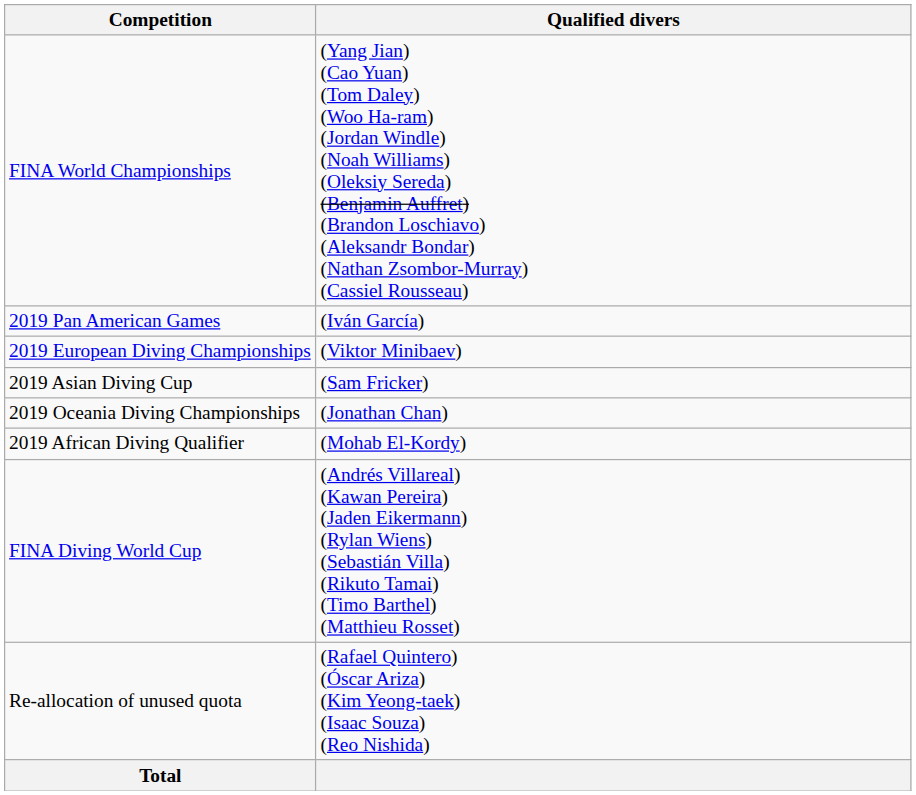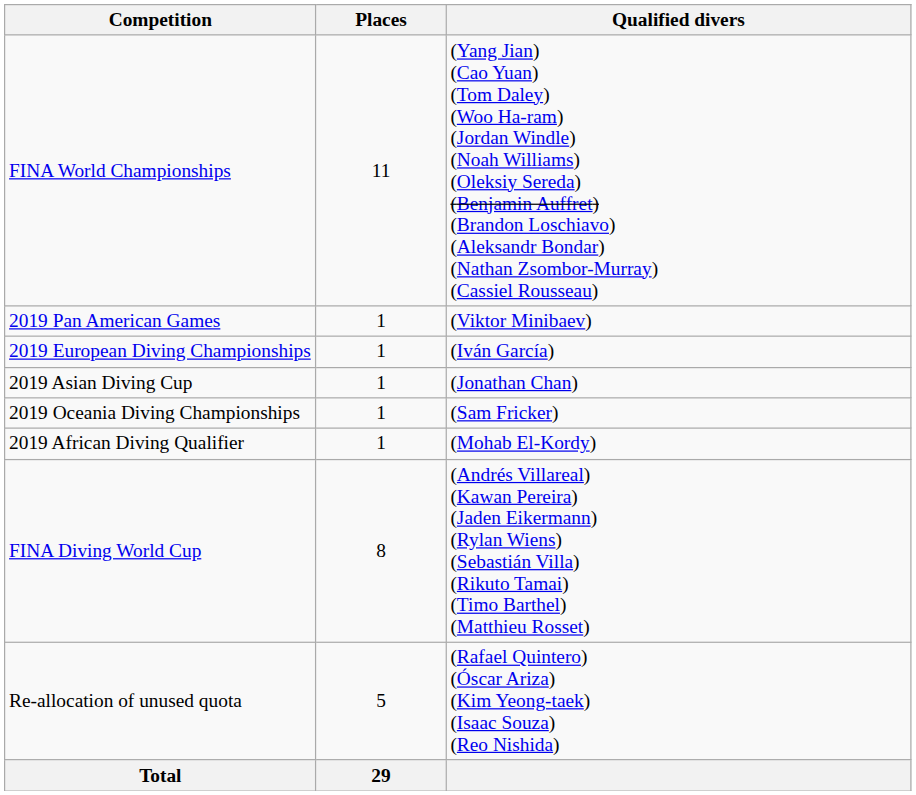+ column: (381, 19)
(372, 320) (Iván García) -> (521, 320) (Viktor Minibaev)
(391, 351) (Viktor Minibaev) -> (502, 351) (Iván García)
(375, 382) (Sam Fricker) -> (514, 382) (Jonathan Chan)
(384, 412) (Jonathan Chan) -> (504, 412) (Sam Fricker)
